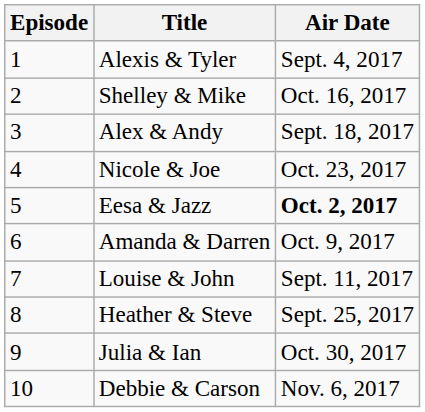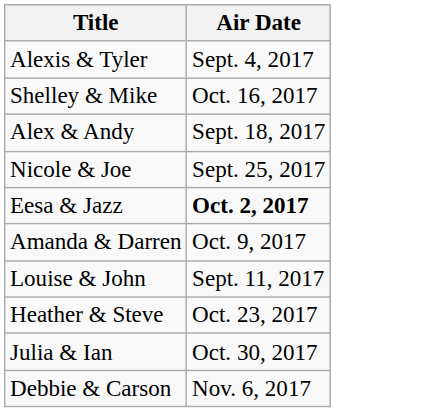- column: (49, 22)
(344, 168) Oct. 23, 2017 -> (259, 168) Sept. 25, 2017
(347, 315) Sept. 25, 2017 -> (255, 315) Oct. 23, 2017
